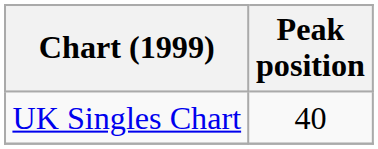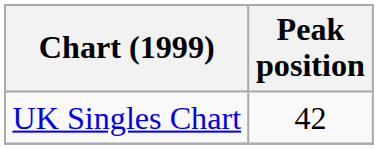(310, 117) 40 -> (310, 117) 42
